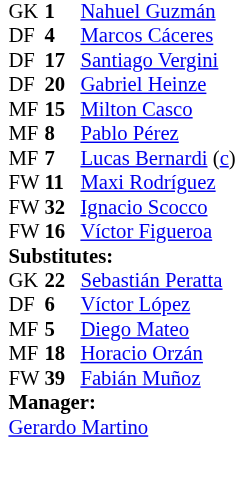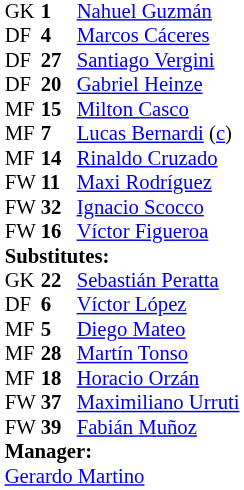(55, 59) 17 -> (51, 59) 27
- row: (130, 133)
+ row: (147, 157)
+ row: (132, 353)
+ row: (158, 402)
